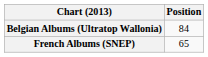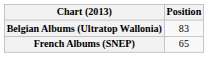(184, 28) 84 -> (184, 28) 83
